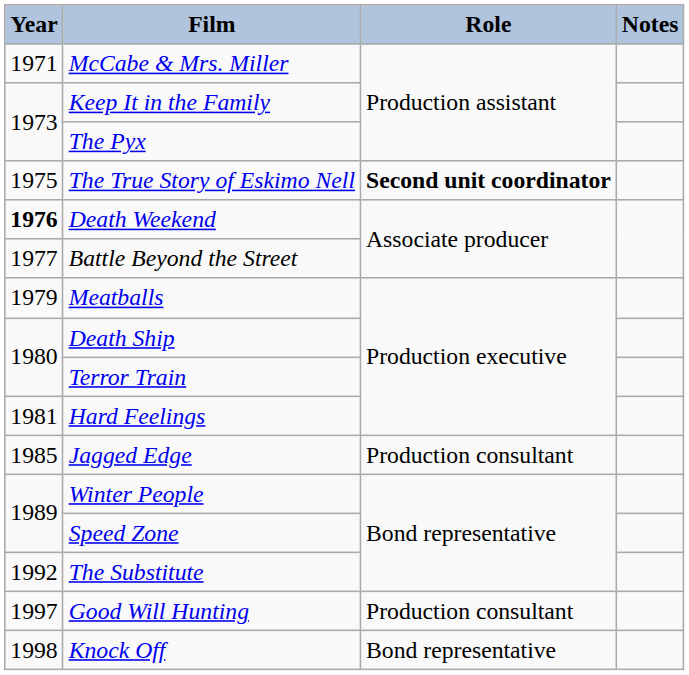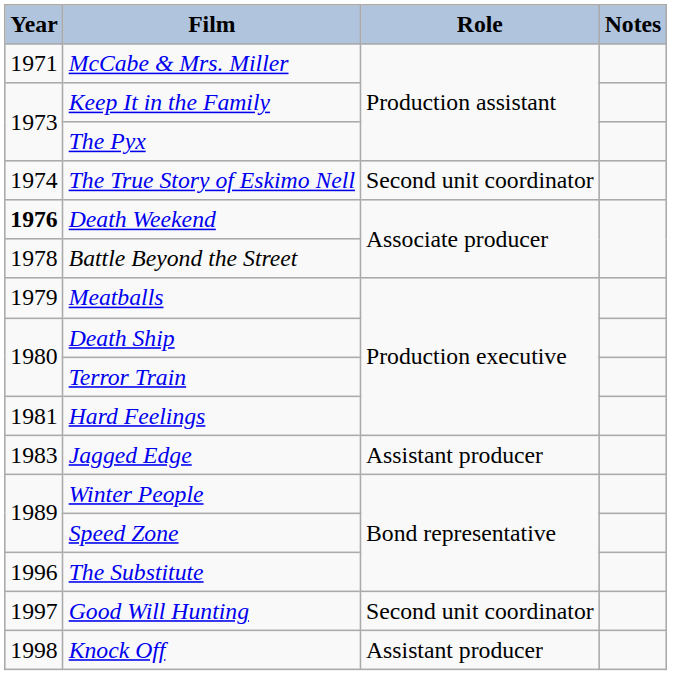(34, 180) 1975 -> (34, 180) 1974
(488, 180) bold -> (480, 180) normal
(34, 258) 1977 -> (34, 258) 1978
(34, 454) 1985 -> (34, 454) 1983
(470, 454) Production consultant -> (454, 454) Assistant producer
(34, 571) 1992 -> (34, 571) 1996
(470, 610) Production consultant -> (480, 610) Second unit coordinator
(461, 649) Bond representative -> (454, 649) Assistant producer
